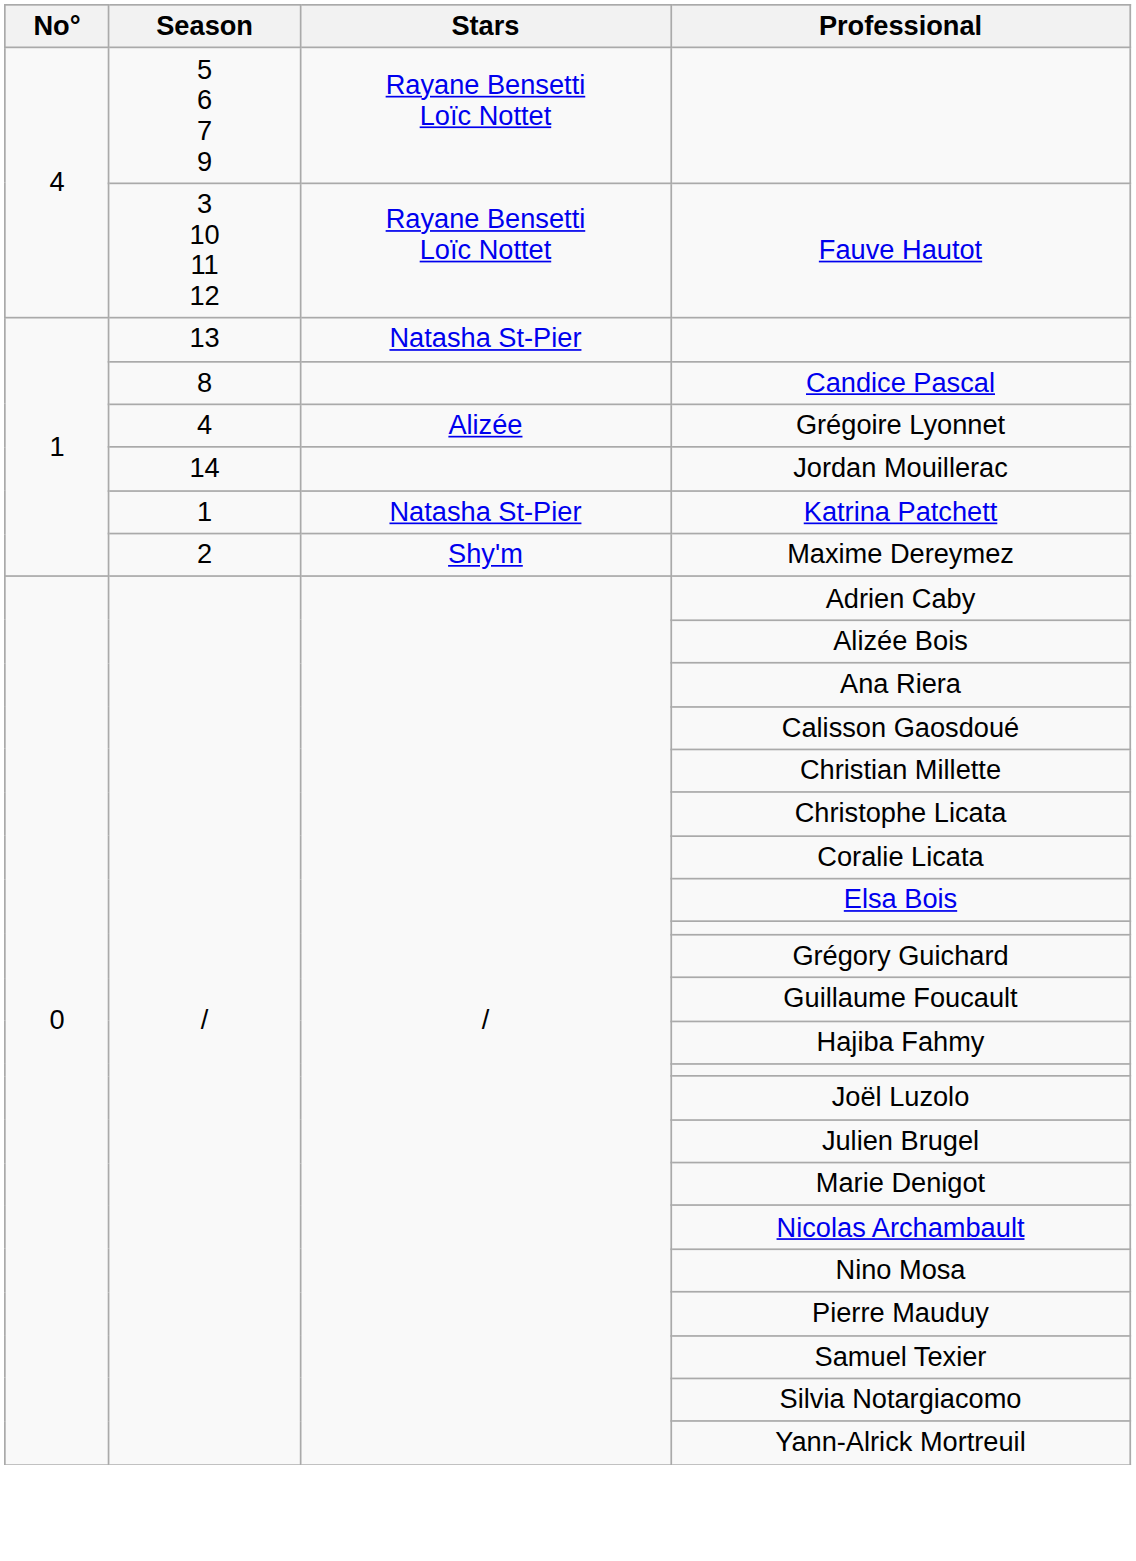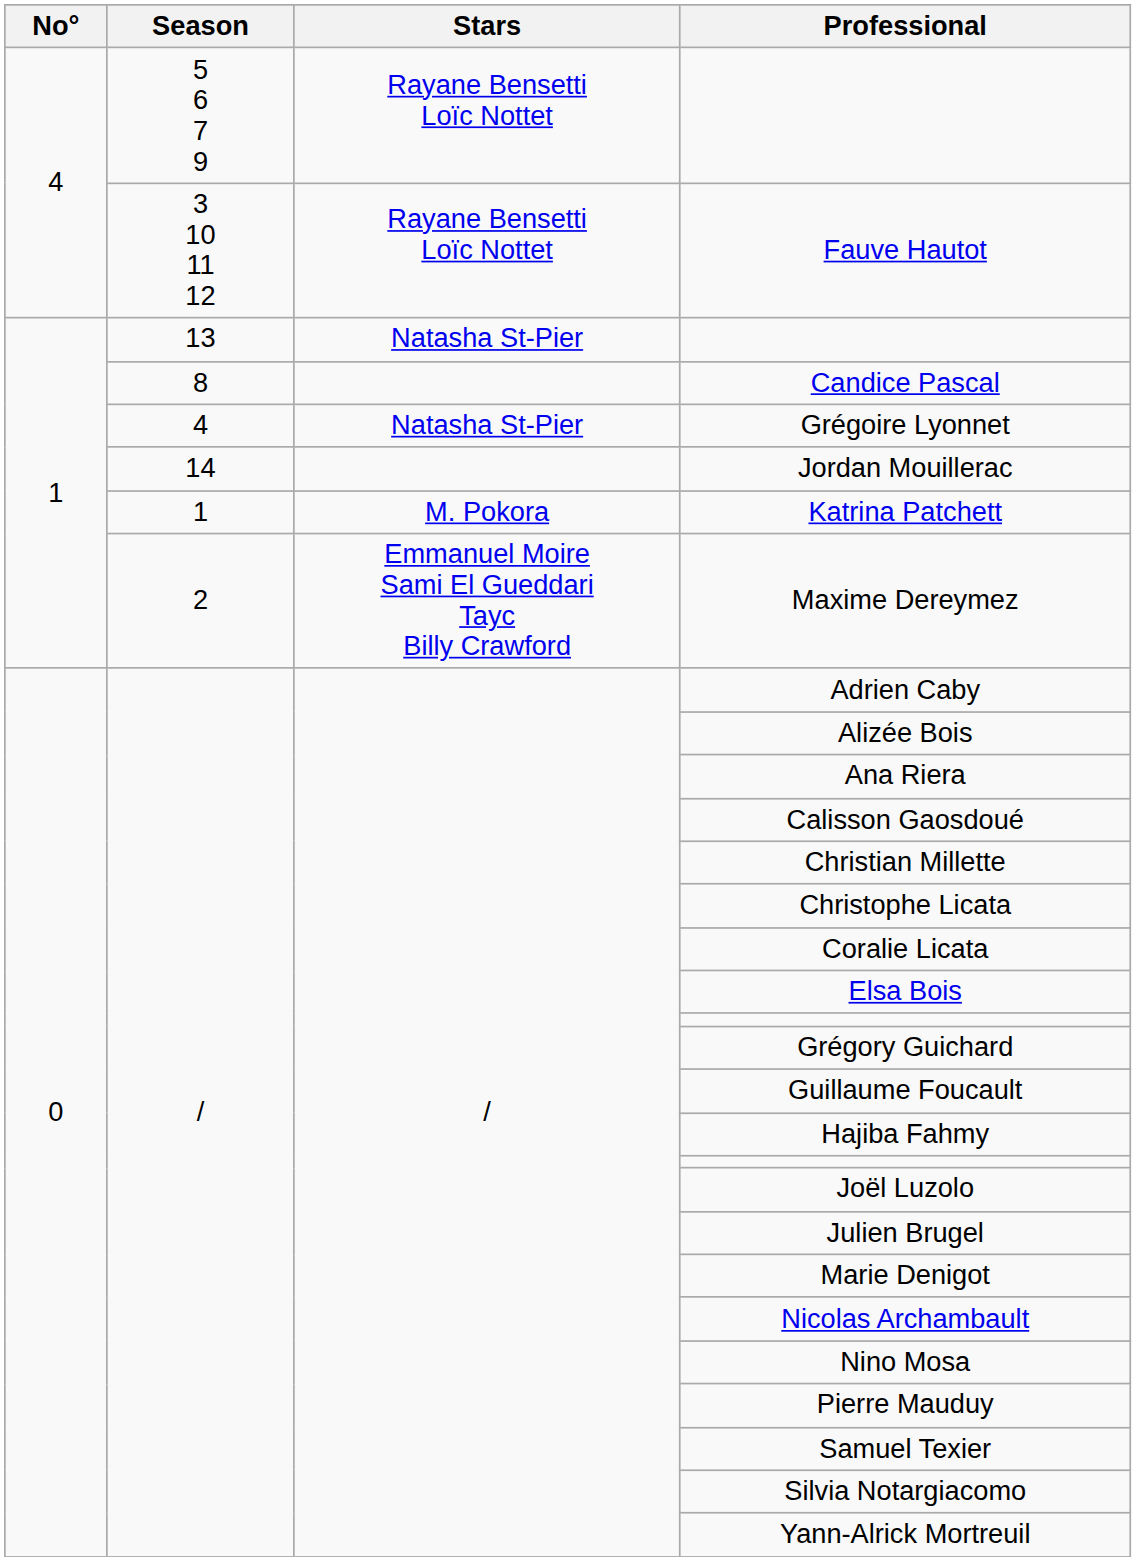(485, 425) Alizée -> (487, 425) Natasha St-Pier
(485, 511) Natasha St-Pier -> (487, 511) M. Pokora
(485, 554) Shy'm -> (487, 600) Emmanuel Moire Sami El Gueddari Tayc Billy Crawford
